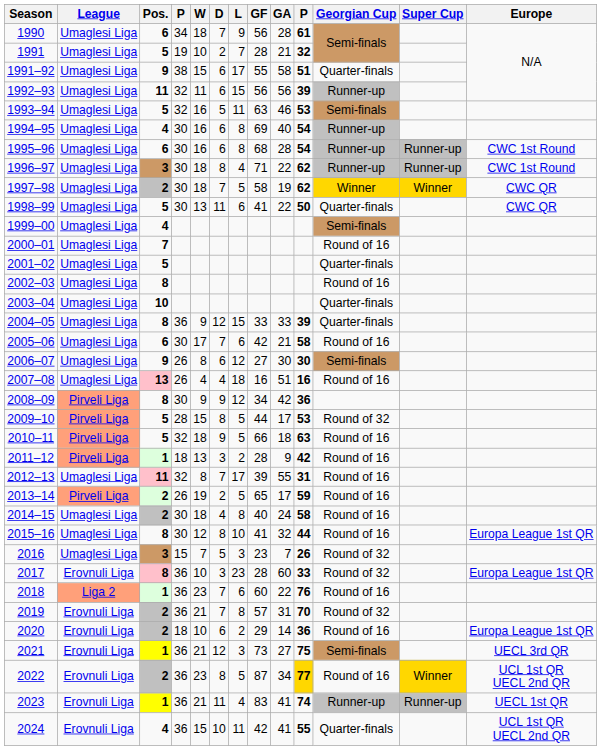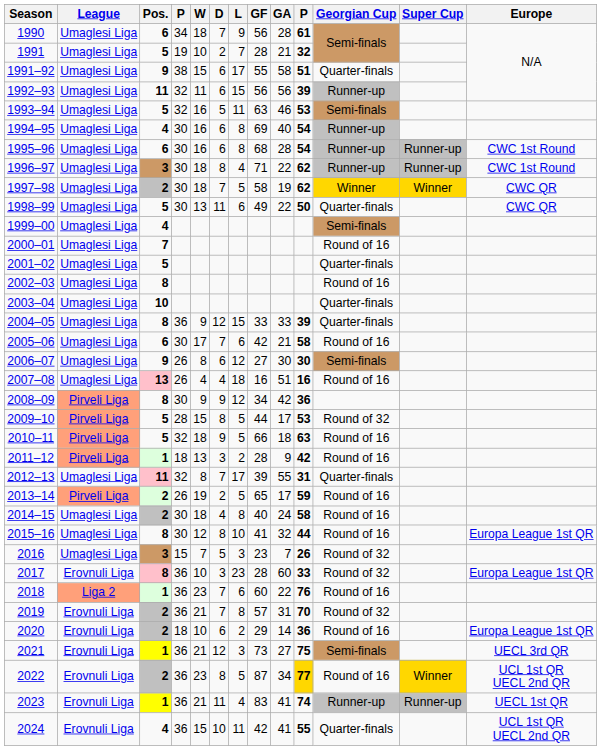(261, 206) 41 -> (261, 206) 49
(356, 476) Round of 16 -> (356, 476) Quarter-finals
